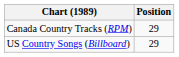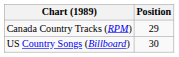(154, 44) 29 -> (154, 44) 30
